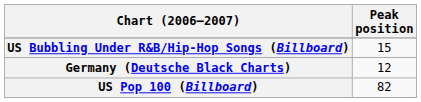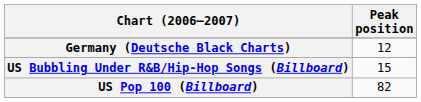rows swapped: (178, 68) <-> (178, 48)
